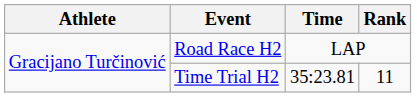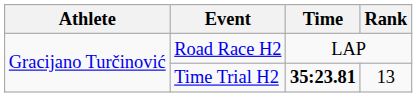(322, 77) normal -> (323, 77) bold
(385, 77) 11 -> (386, 77) 13
